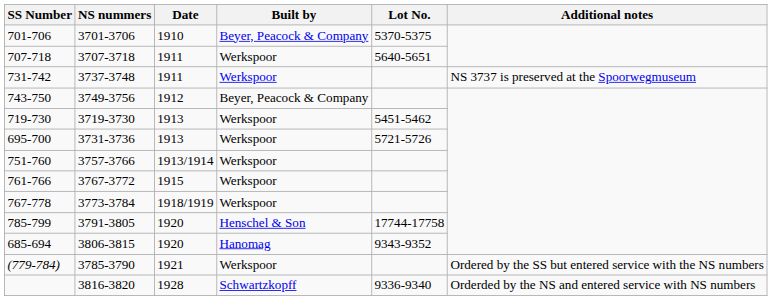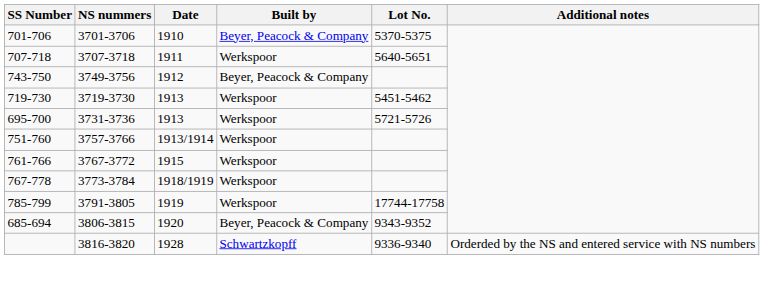- row: (29, 77)
(170, 222) 1920 -> (170, 202) 1919
(262, 222) Henschel & Son -> (248, 202) Werkspoor
(245, 243) Hanomag -> (294, 222) Beyer, Peacock & Company
- row: (34, 264)
